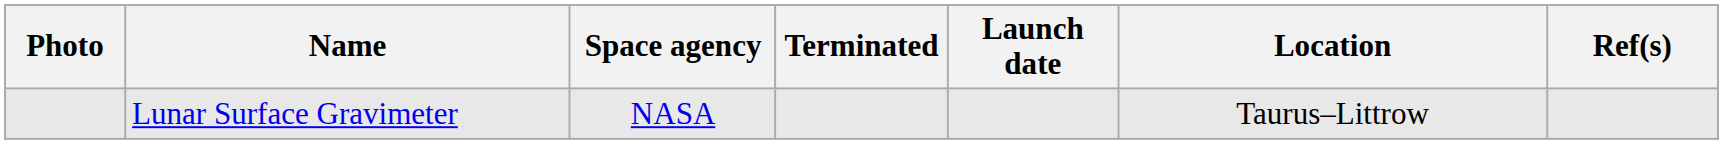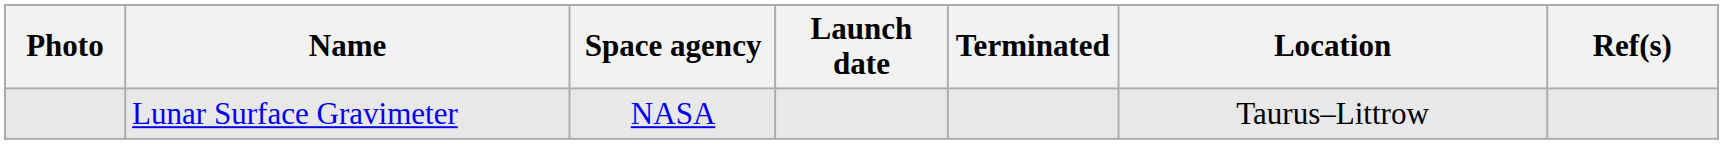columns swapped: (1033, 46) <-> (861, 46)
